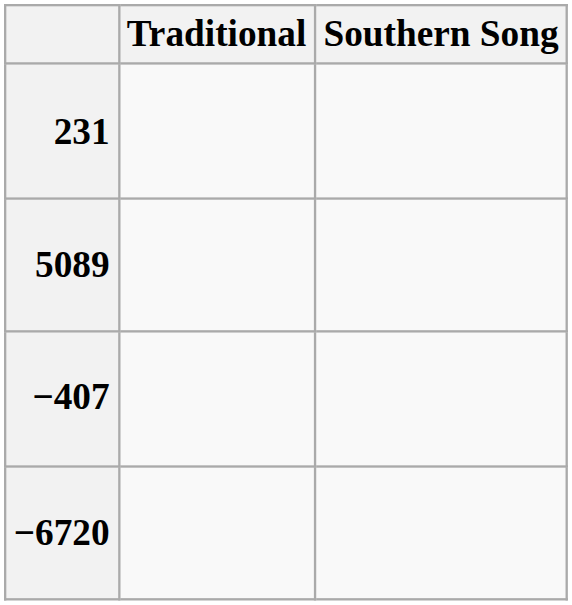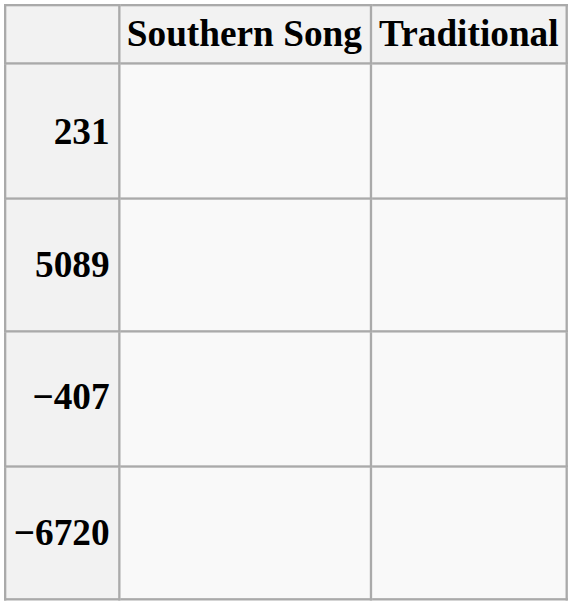columns swapped: (217, 34) <-> (441, 34)
